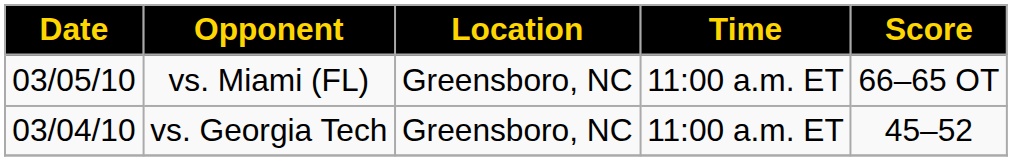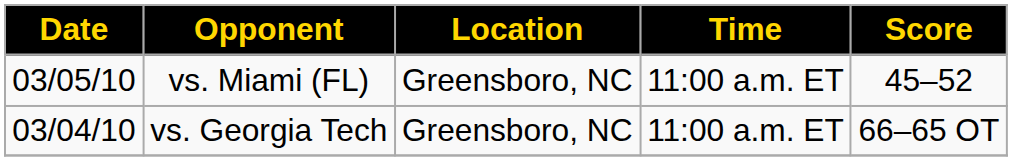(929, 79) 66–65 OT -> (929, 79) 45–52
(929, 130) 45–52 -> (929, 130) 66–65 OT
